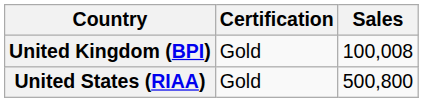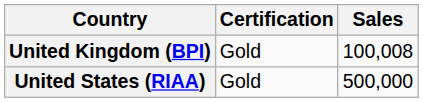(378, 81) 500,800 -> (378, 81) 500,000
